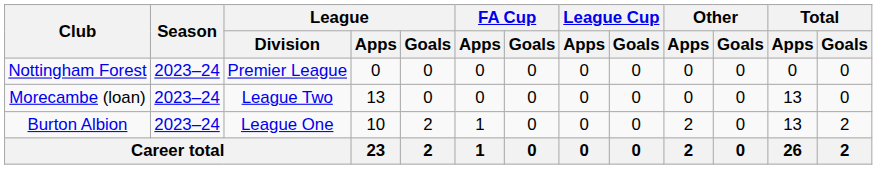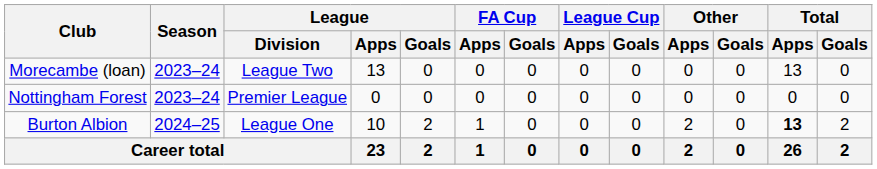rows swapped: (77, 71) <-> (77, 97)
(187, 124) 2023–24 -> (187, 124) 2024–25
(792, 124) normal -> (792, 124) bold
